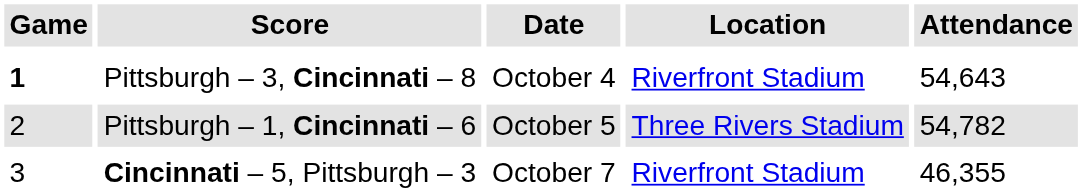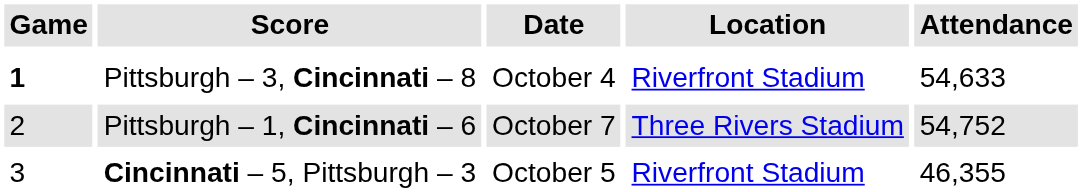(963, 77) 54,643 -> (963, 77) 54,633
(554, 125) October 5 -> (554, 125) October 7
(963, 125) 54,782 -> (963, 125) 54,752
(554, 172) October 7 -> (554, 172) October 5
